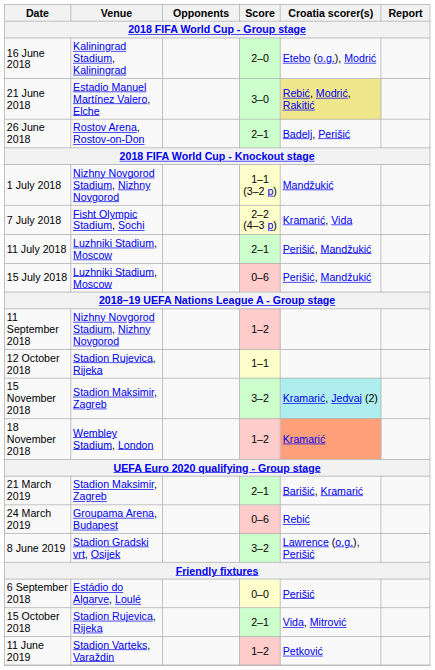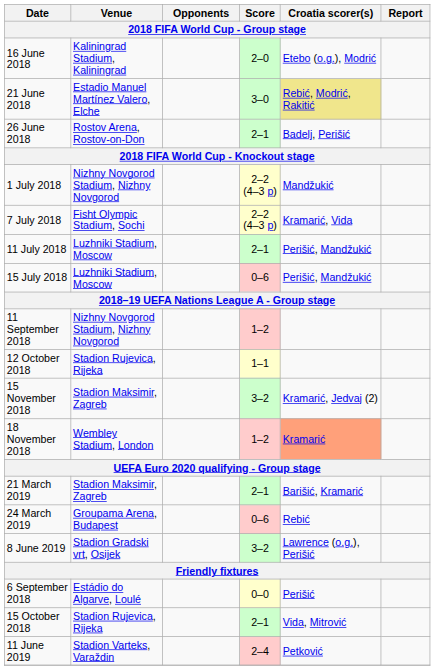(260, 185) 1–1 (3–2 p) -> (260, 185) 2–2 (4–3 p)
(330, 399) paleturquoise background -> (330, 399) no background
(260, 651) 1–2 -> (260, 651) 2–4
